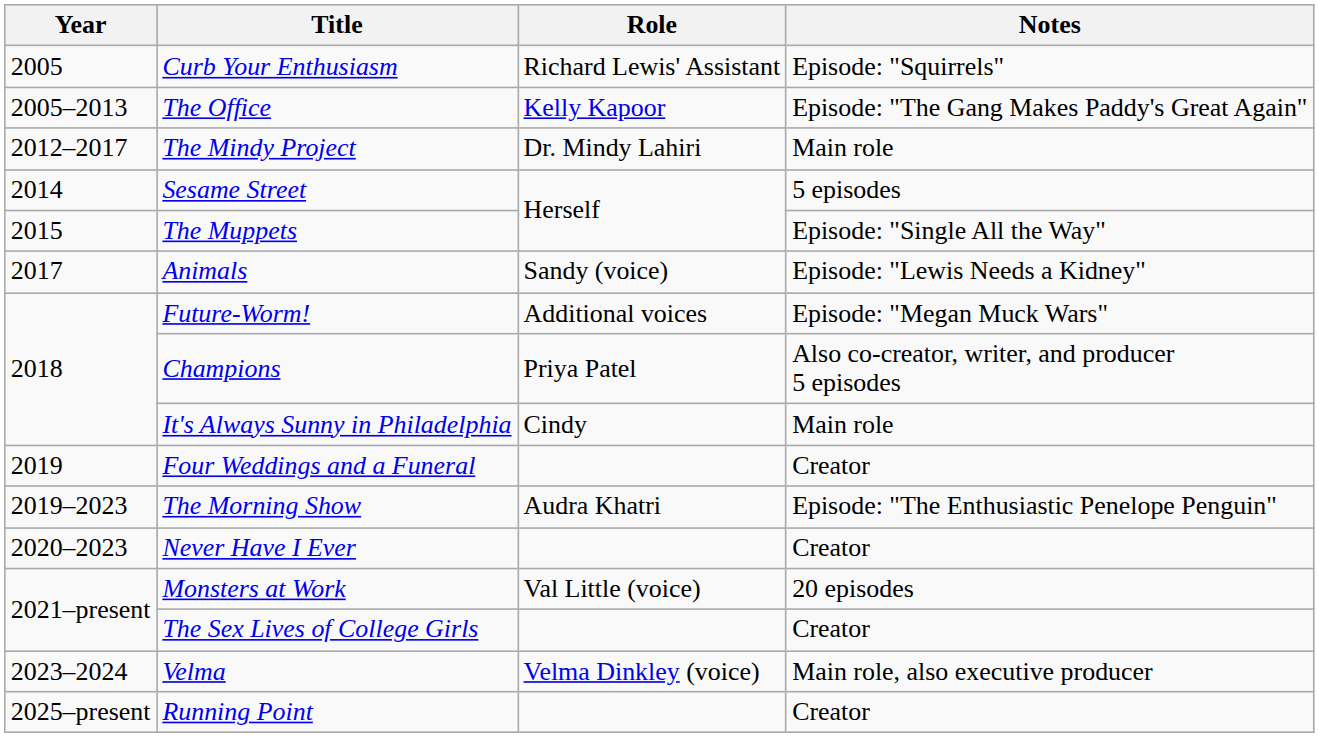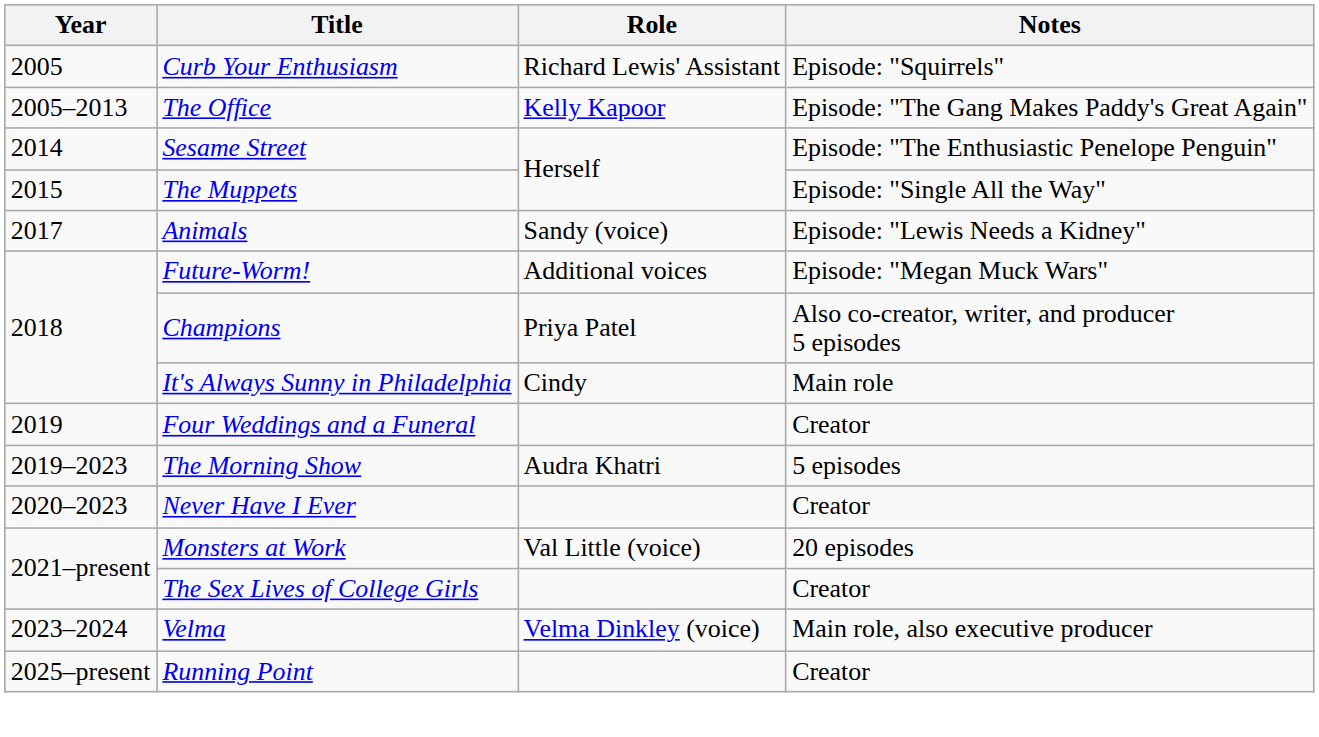- row: (259, 148)
(846, 189) 5 episodes -> (1035, 148) Episode: "The Enthusiastic Penelope Penguin"
(1035, 506) Episode: "The Enthusiastic Penelope Penguin" -> (846, 465) 5 episodes
